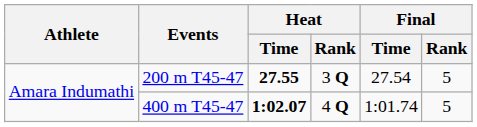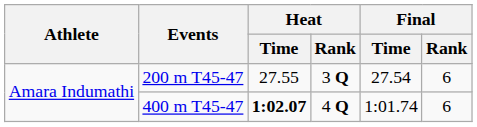(279, 77) bold -> (279, 77) normal
(447, 77) 5 -> (447, 77) 6
(447, 107) 5 -> (447, 107) 6
